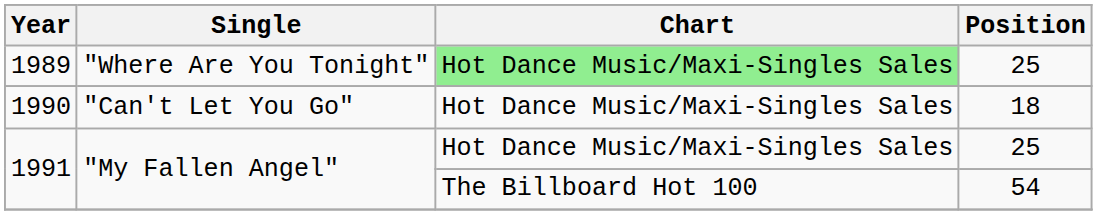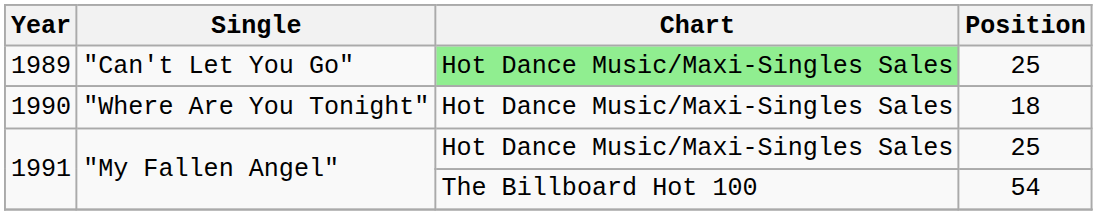(256, 66) "Where Are You Tonight" -> (219, 66) "Can't Let You Go"
(219, 107) "Can't Let You Go" -> (256, 107) "Where Are You Tonight"
